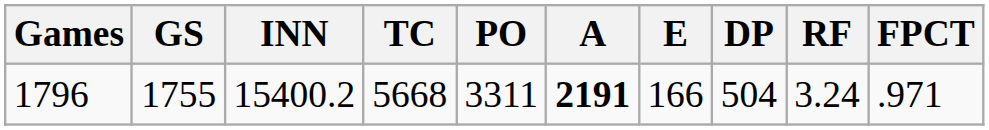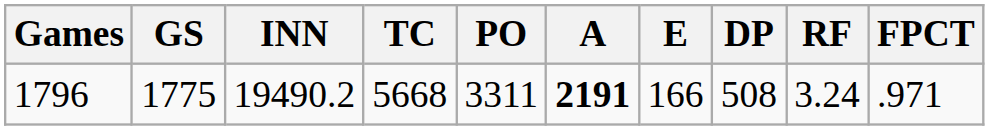(179, 93) 1755 -> (179, 93) 1775
(294, 93) 15400.2 -> (294, 93) 19490.2
(749, 93) 504 -> (749, 93) 508
